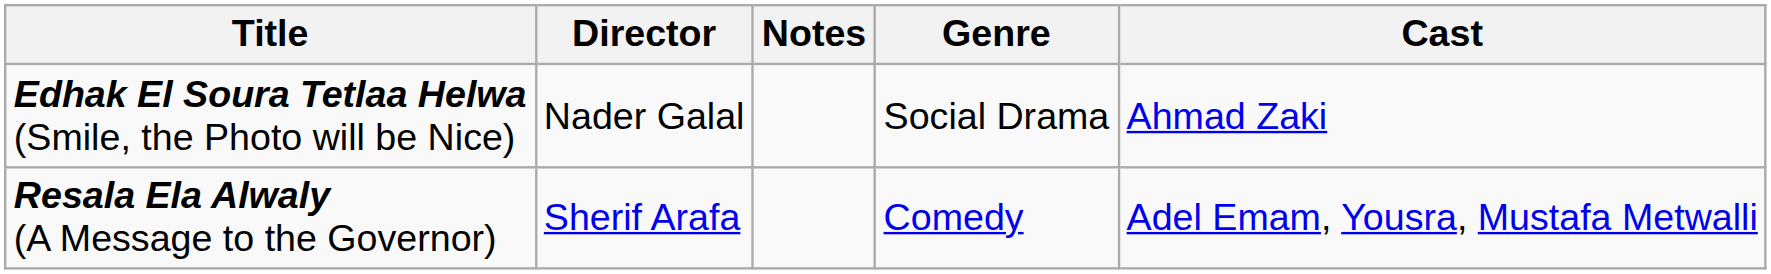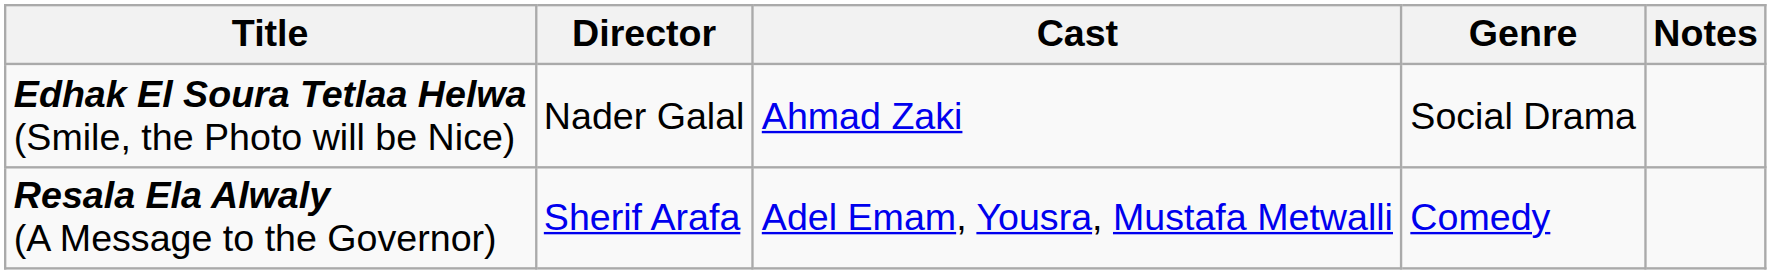columns swapped: (1442, 34) <-> (814, 34)
